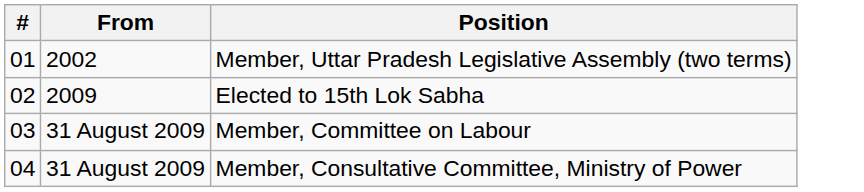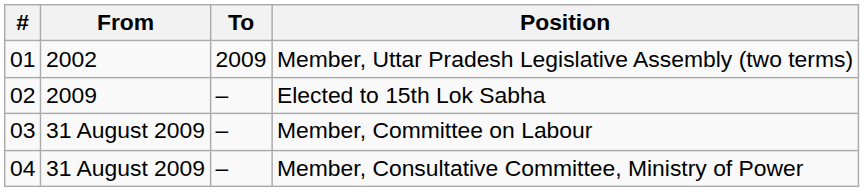+ column: (241, 22)
